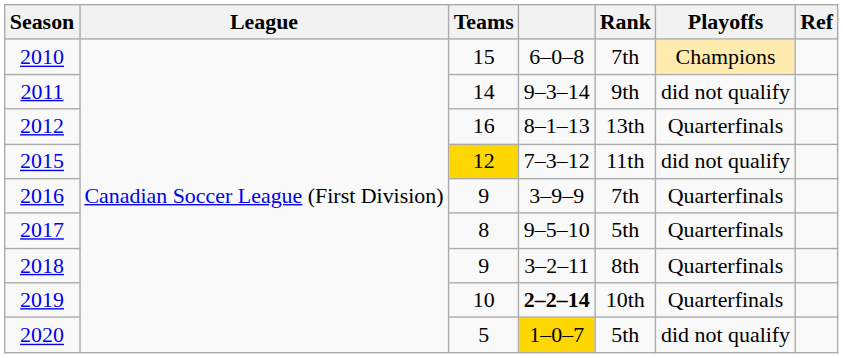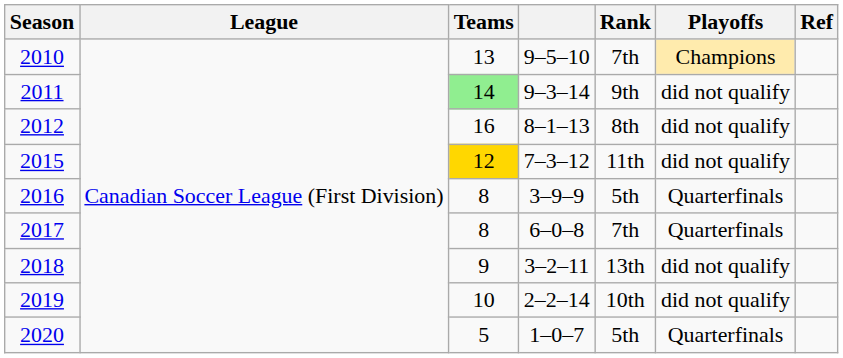(484, 56) 15 -> (484, 56) 13
(557, 56) 6–0–8 -> (557, 56) 9–5–10
(484, 91) no background -> (484, 91) lightgreen background
(625, 126) 13th -> (625, 126) 8th
(726, 126) Quarterfinals -> (726, 126) did not qualify
(484, 195) 9 -> (484, 195) 8
(625, 195) 7th -> (625, 195) 5th
(557, 230) 9–5–10 -> (557, 230) 6–0–8
(625, 230) 5th -> (625, 230) 7th
(625, 265) 8th -> (625, 265) 13th
(726, 265) Quarterfinals -> (726, 265) did not qualify
(557, 299) bold -> (557, 299) normal
(726, 299) Quarterfinals -> (726, 299) did not qualify
(557, 334) gold background -> (557, 334) no background
(726, 334) did not qualify -> (726, 334) Quarterfinals
